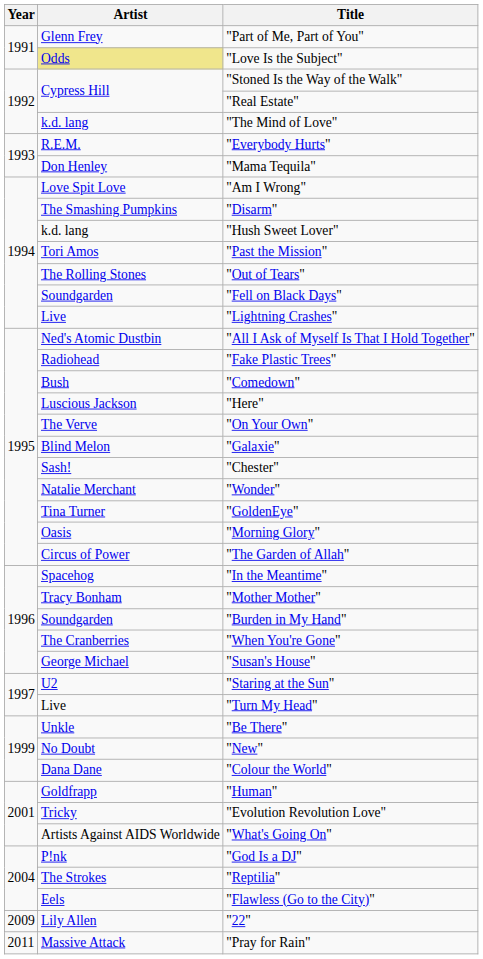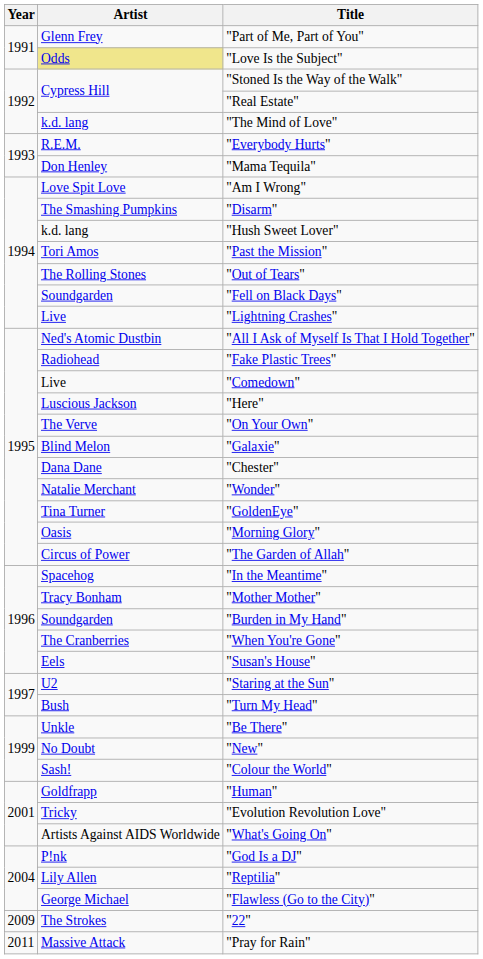(55, 381) Bush -> (53, 381) Live
(56, 468) Sash! -> (71, 468) Dana Dane
(85, 662) George Michael -> (53, 662) Eels
(53, 705) Live -> (55, 705) Bush
(71, 770) Dana Dane -> (56, 770) Sash!
(74, 878) The Strokes -> (69, 878) Lily Allen
(53, 899) Eels -> (85, 899) George Michael
(69, 921) Lily Allen -> (74, 921) The Strokes
